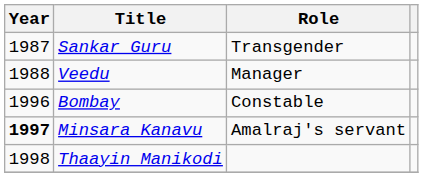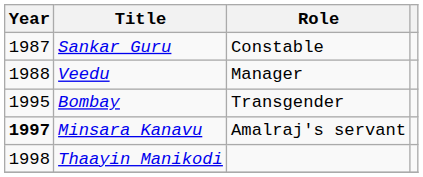(288, 47) Transgender -> (277, 47) Constable
(29, 103) 1996 -> (29, 103) 1995
(277, 103) Constable -> (288, 103) Transgender
